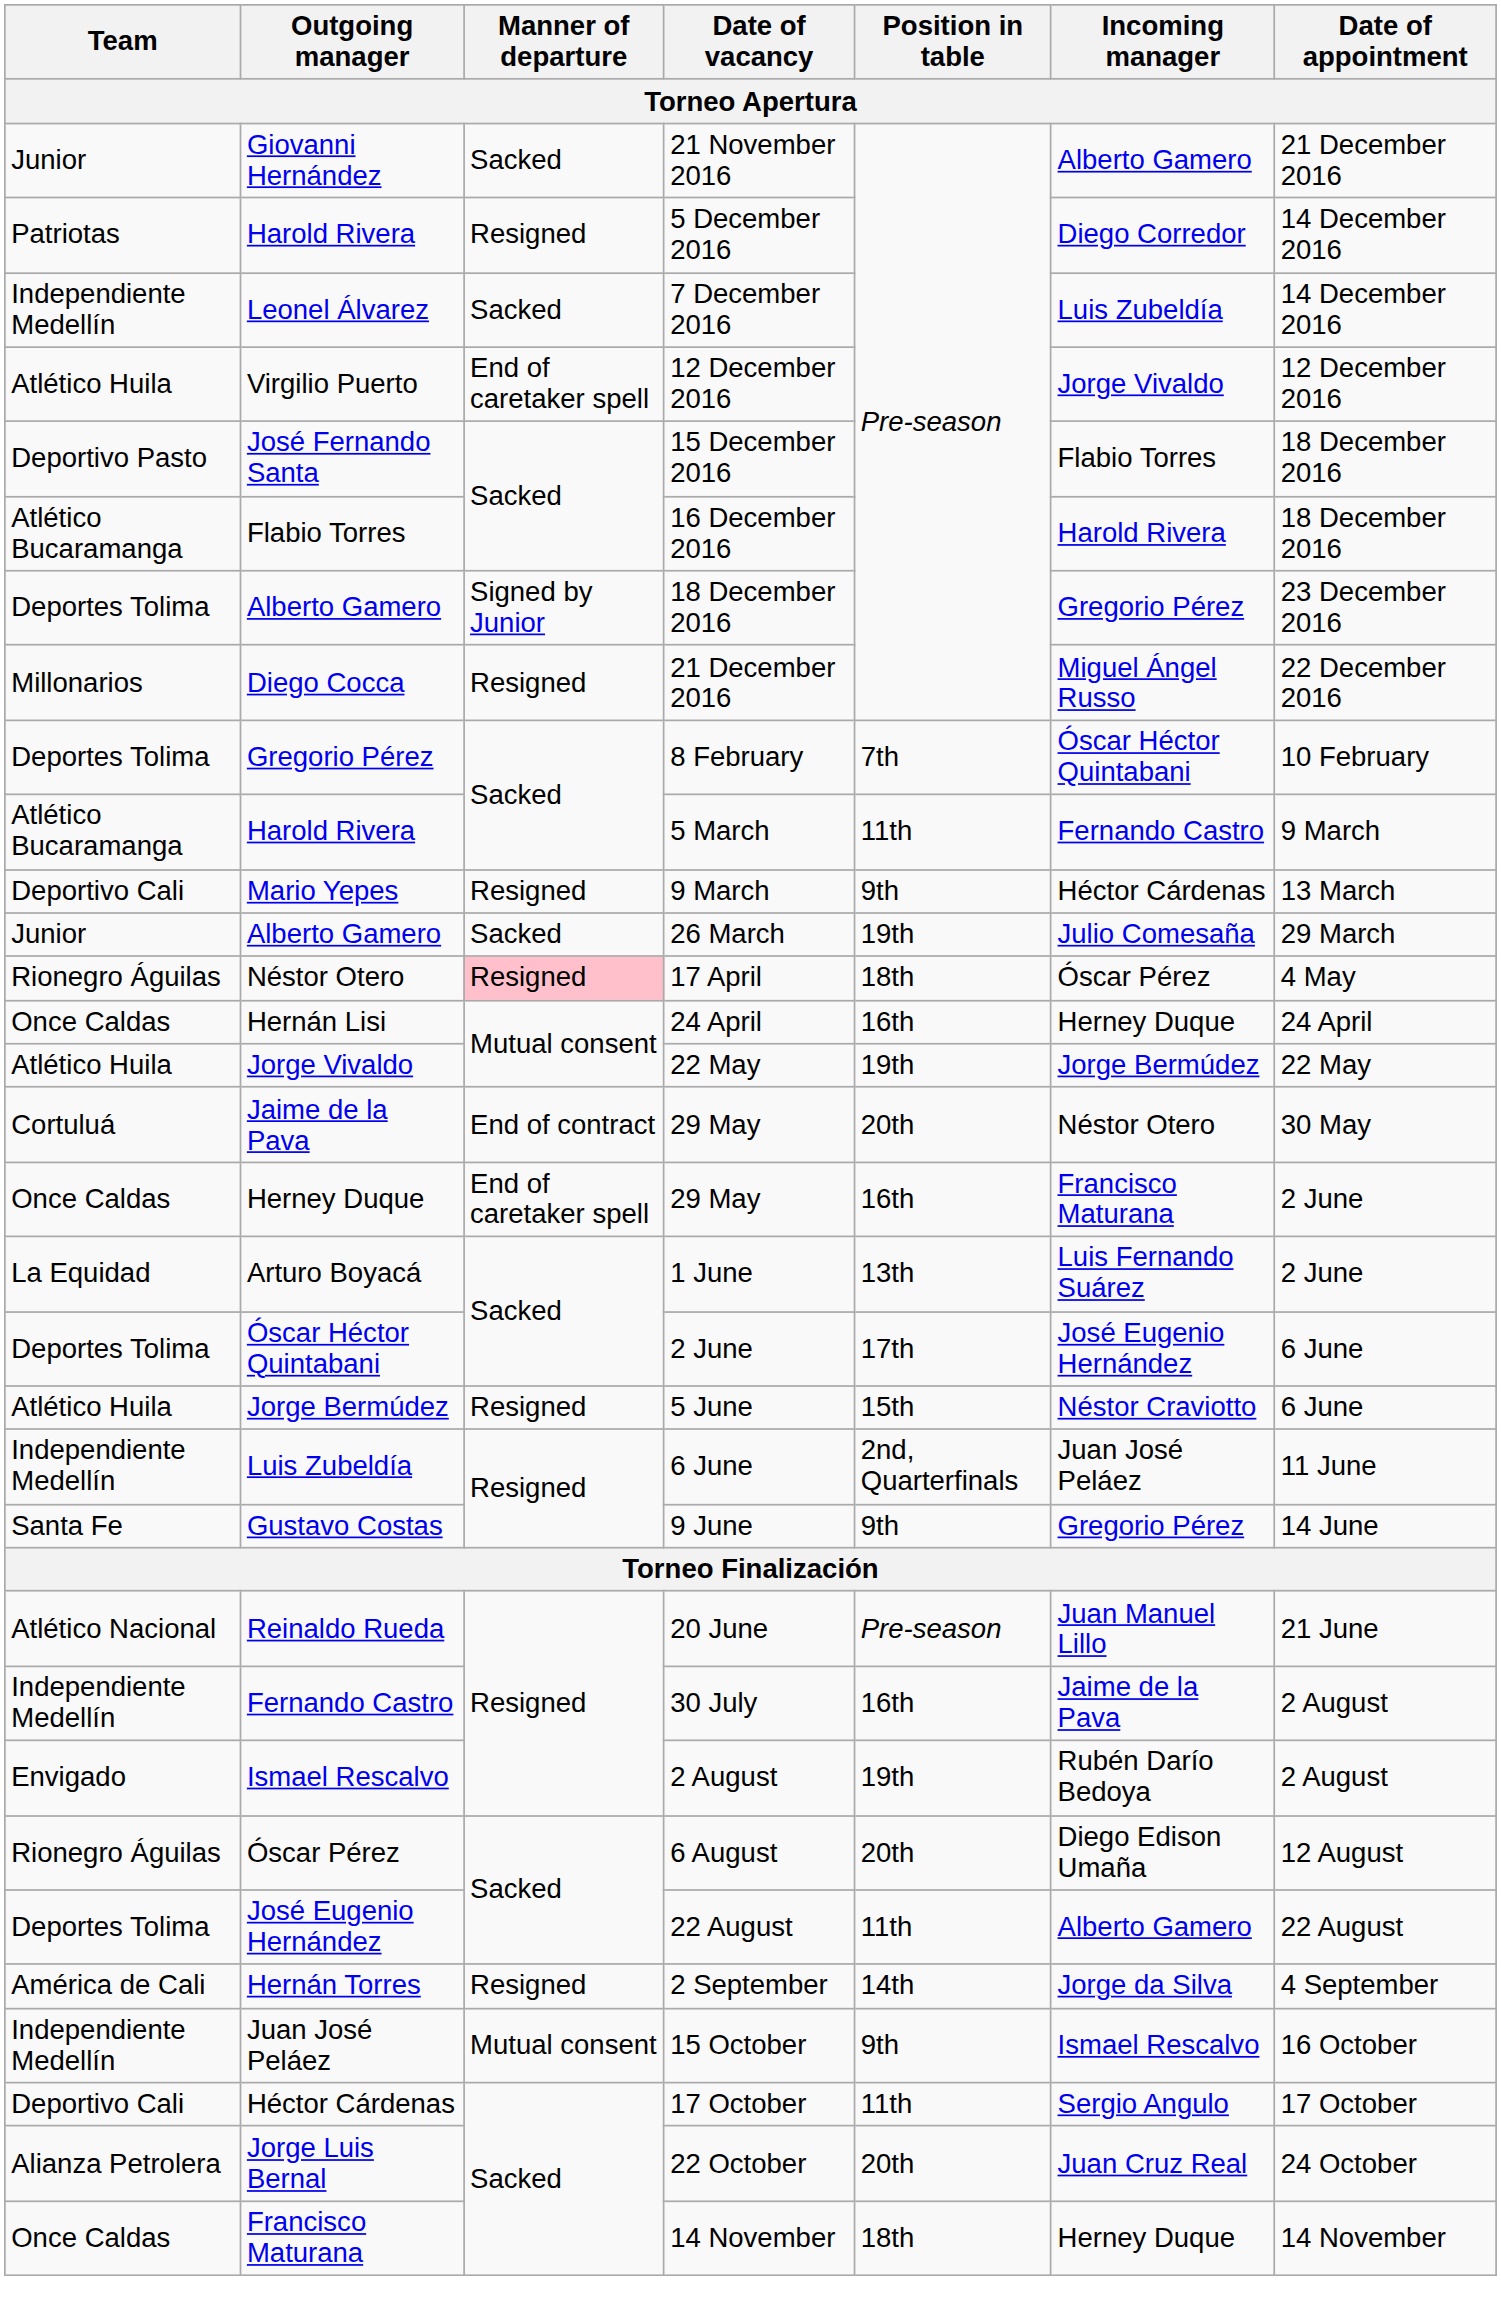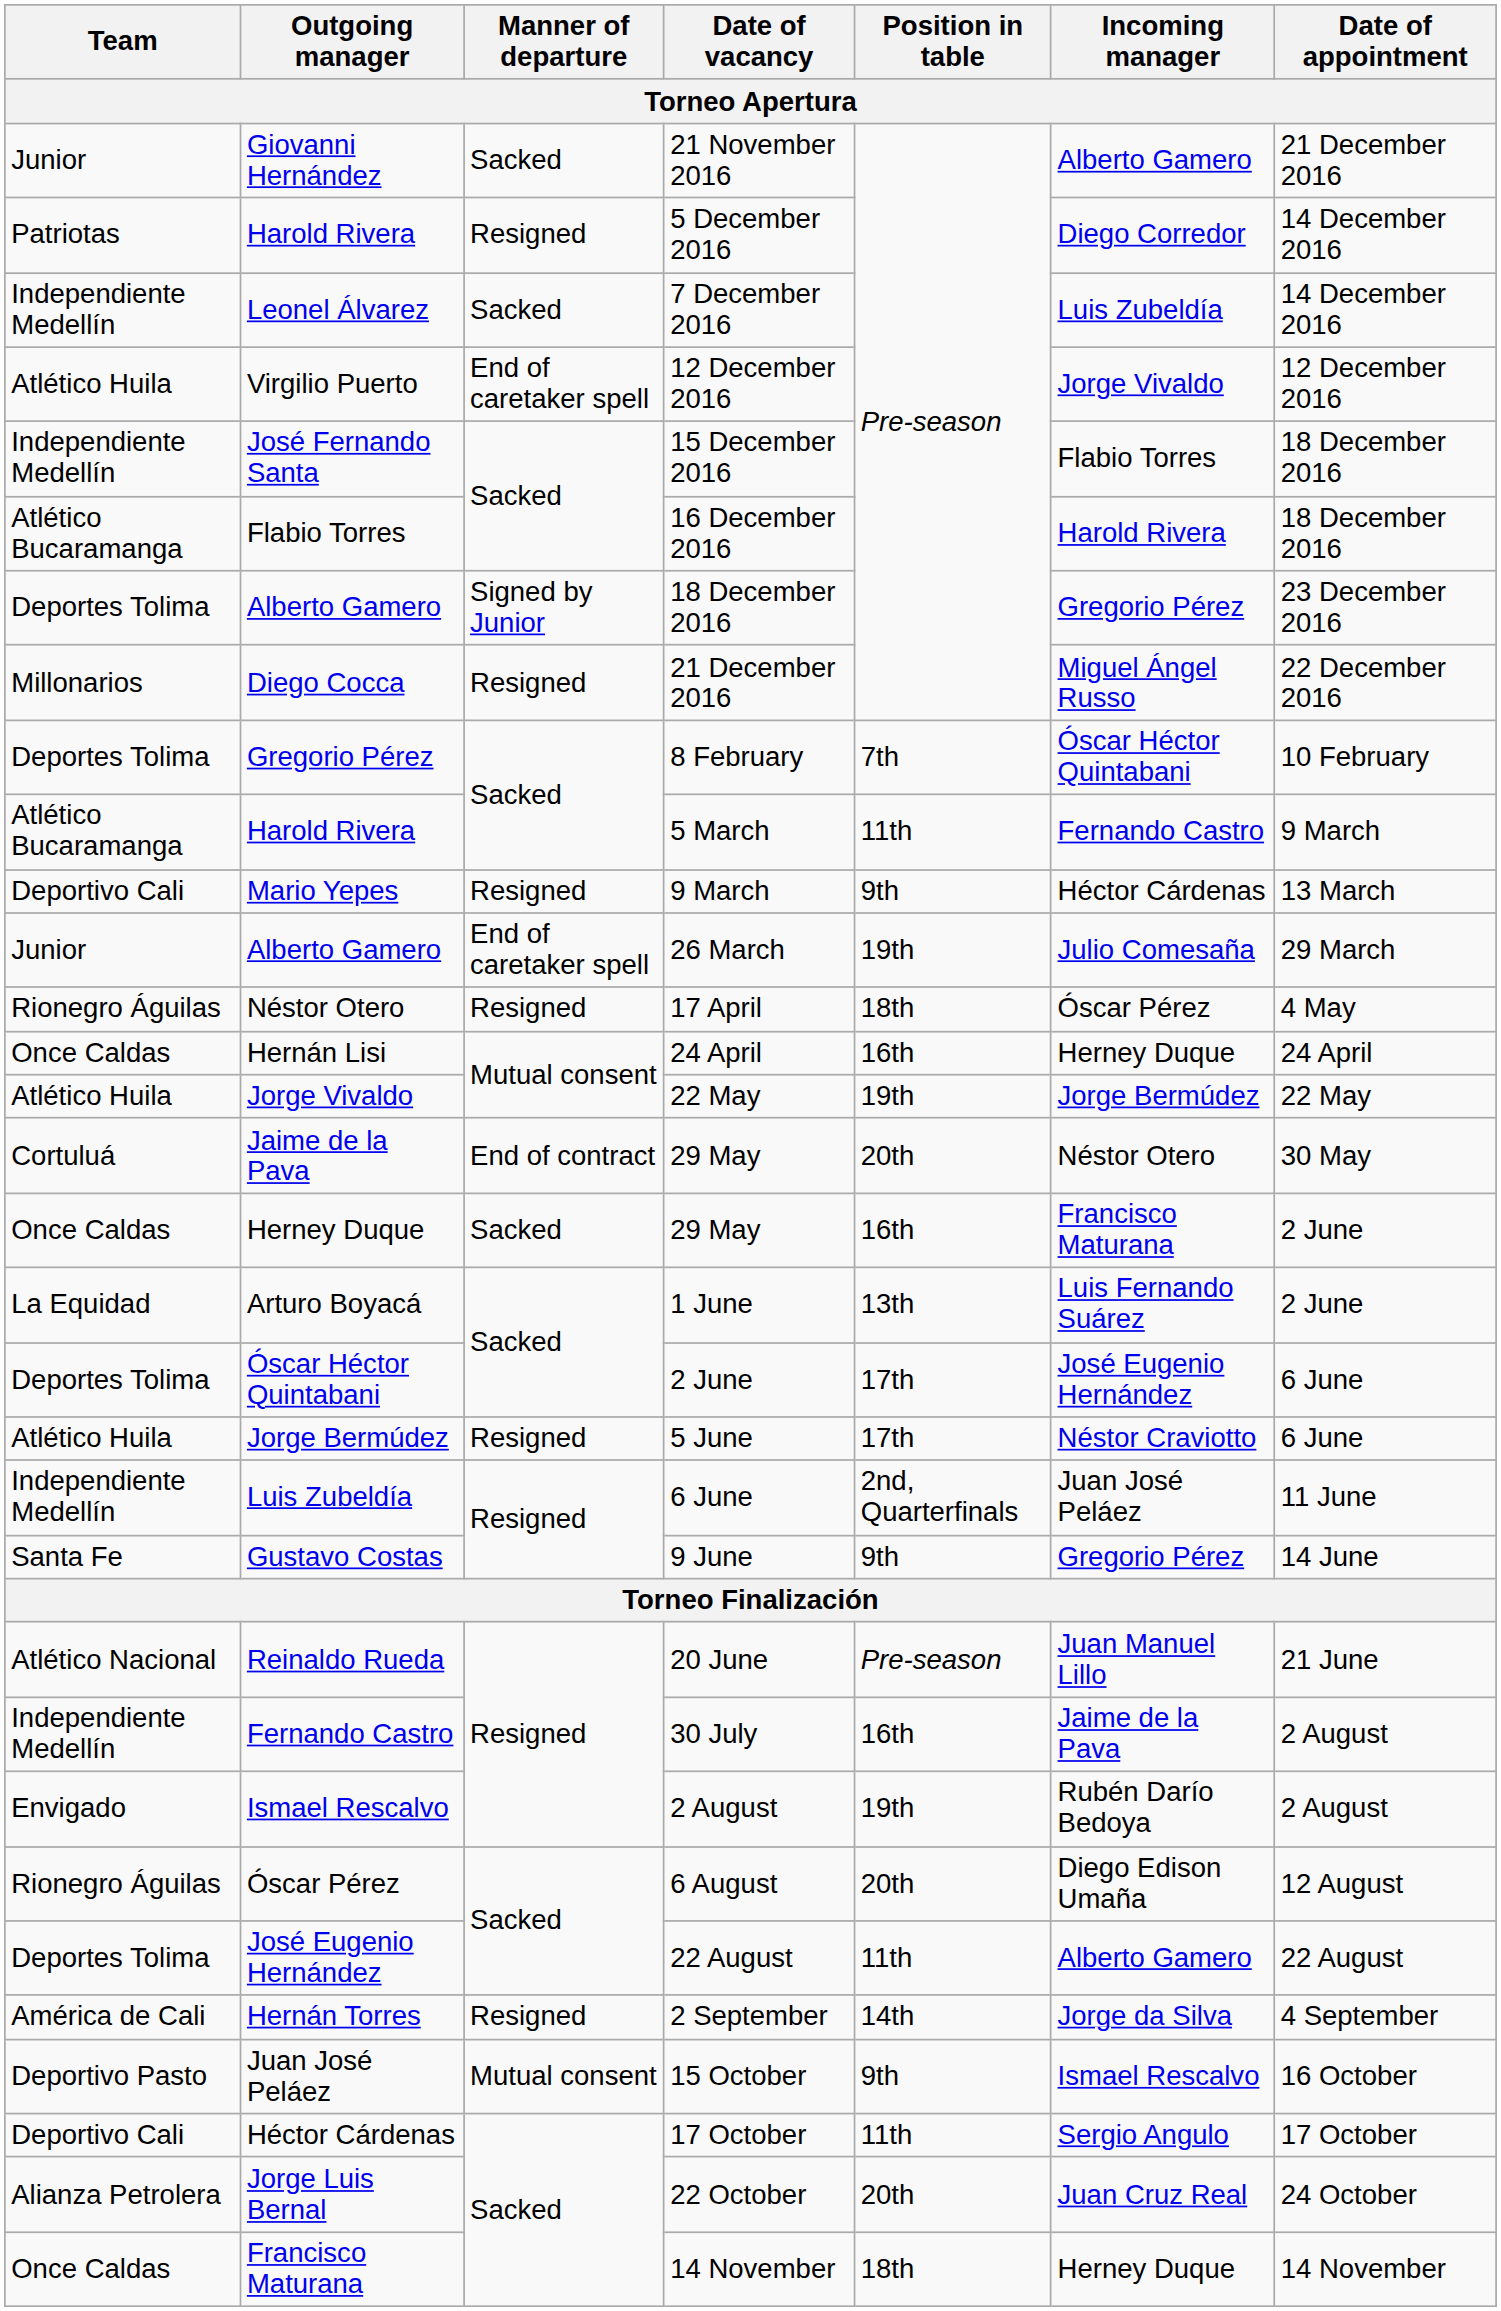(109, 458) Deportivo Pasto -> (98, 458) Independiente Medellín
(516, 934) Sacked -> (560, 949) End of caretaker spell
(528, 977) pink background -> (528, 1008) no background
(560, 1198) End of caretaker spell -> (516, 1229) Sacked
(888, 1407) 15th -> (888, 1438) 17th
(98, 2044) Independiente Medellín -> (109, 2075) Deportivo Pasto
